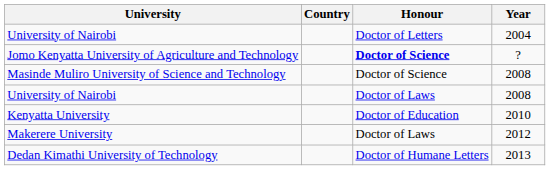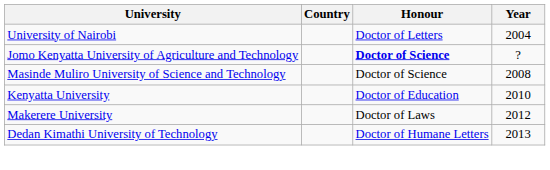- row: (62, 94)
